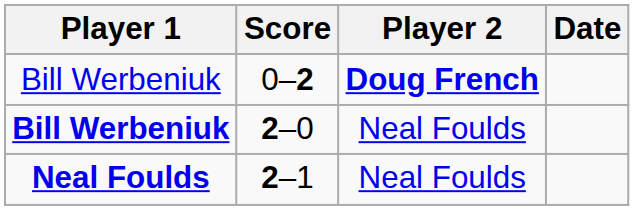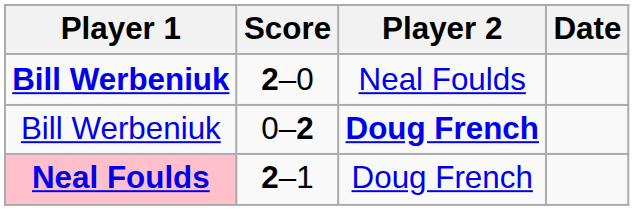rows swapped: (287, 128) <-> (287, 79)
(121, 178) no background -> (121, 178) pink background
(442, 178) Neal Foulds -> (442, 178) Doug French
